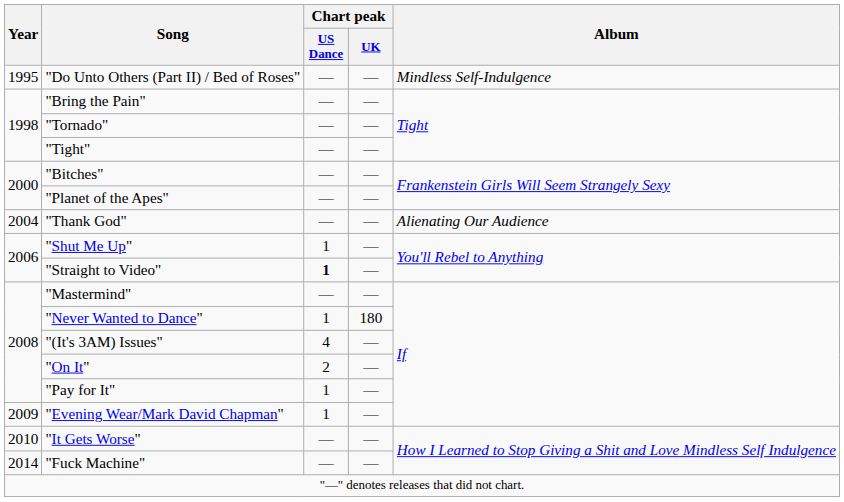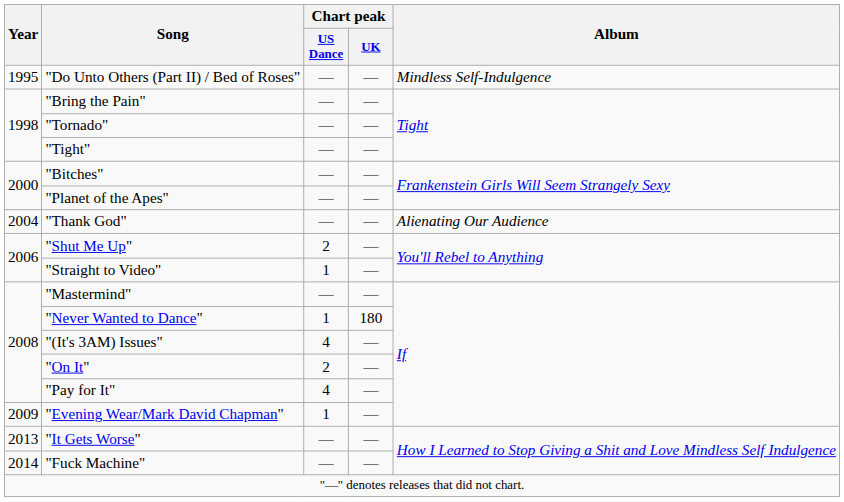(326, 245) 1 -> (326, 245) 2
(326, 270) bold -> (326, 270) normal
(326, 390) 1 -> (326, 390) 4
(23, 438) 2010 -> (23, 438) 2013
